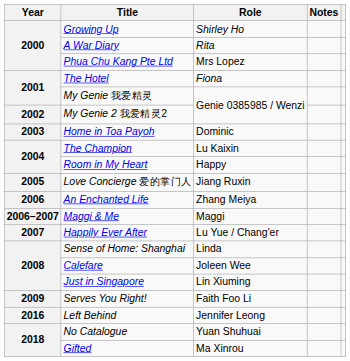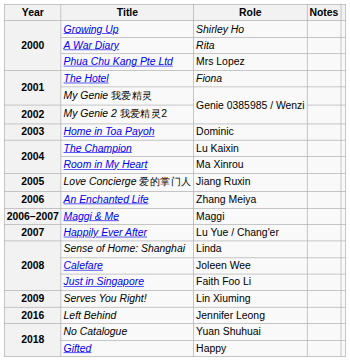(211, 165) Happy -> (220, 165) Ma Xinrou
(223, 282) Lin Xiuming -> (224, 282) Faith Foo Li
(224, 298) Faith Foo Li -> (223, 298) Lin Xiuming
(220, 348) Ma Xinrou -> (211, 348) Happy
